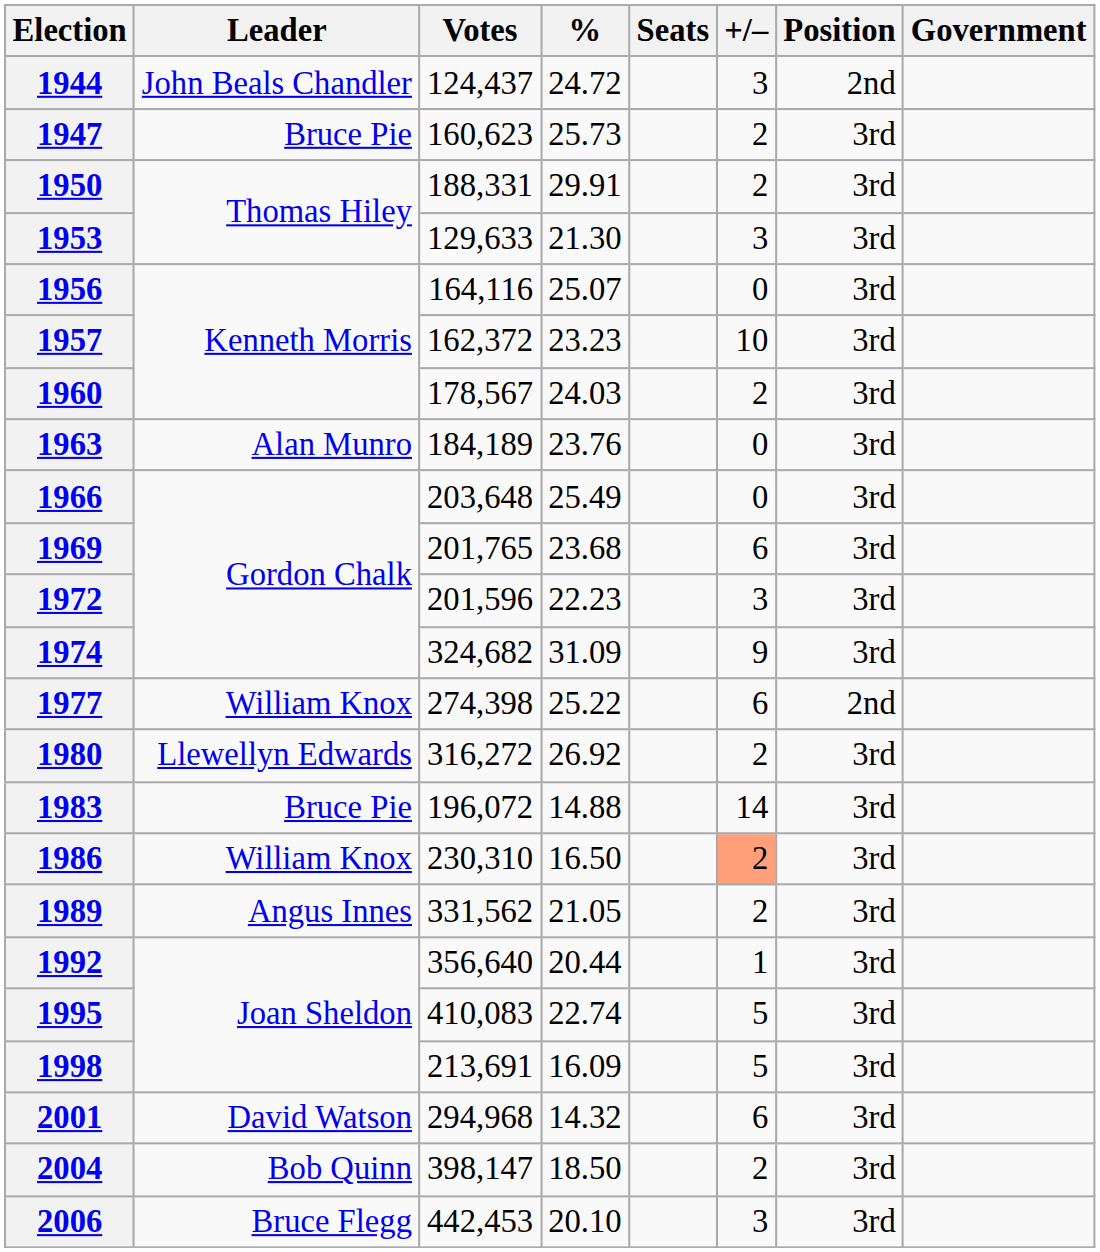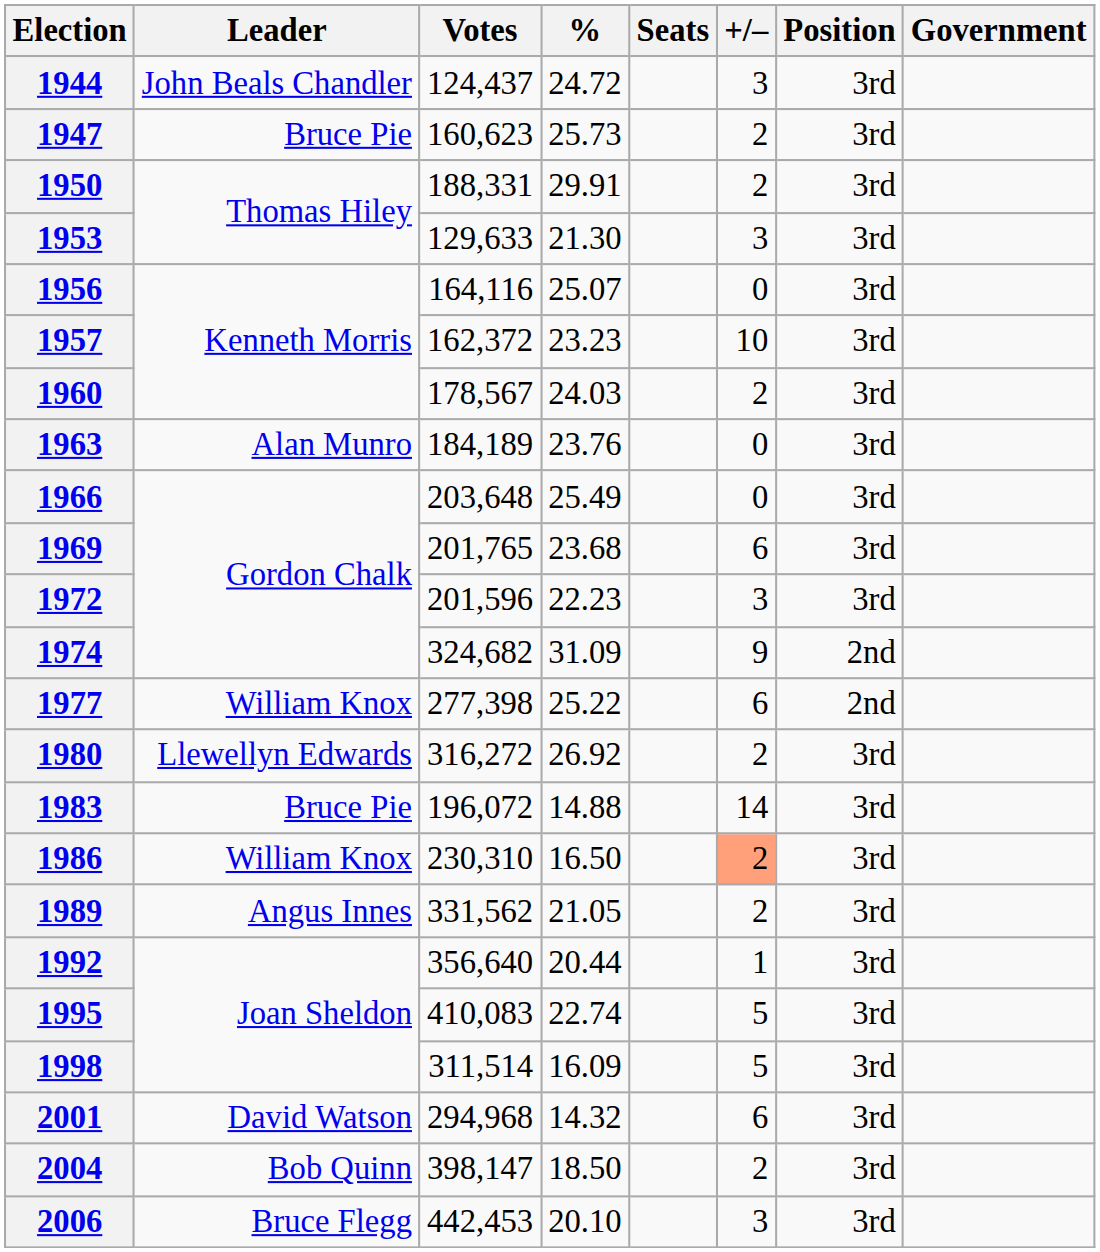(871, 82) 2nd -> (874, 82) 3rd
(874, 651) 3rd -> (871, 651) 2nd
(480, 703) 274,398 -> (480, 703) 277,398
(480, 1065) 213,691 -> (481, 1065) 311,514
